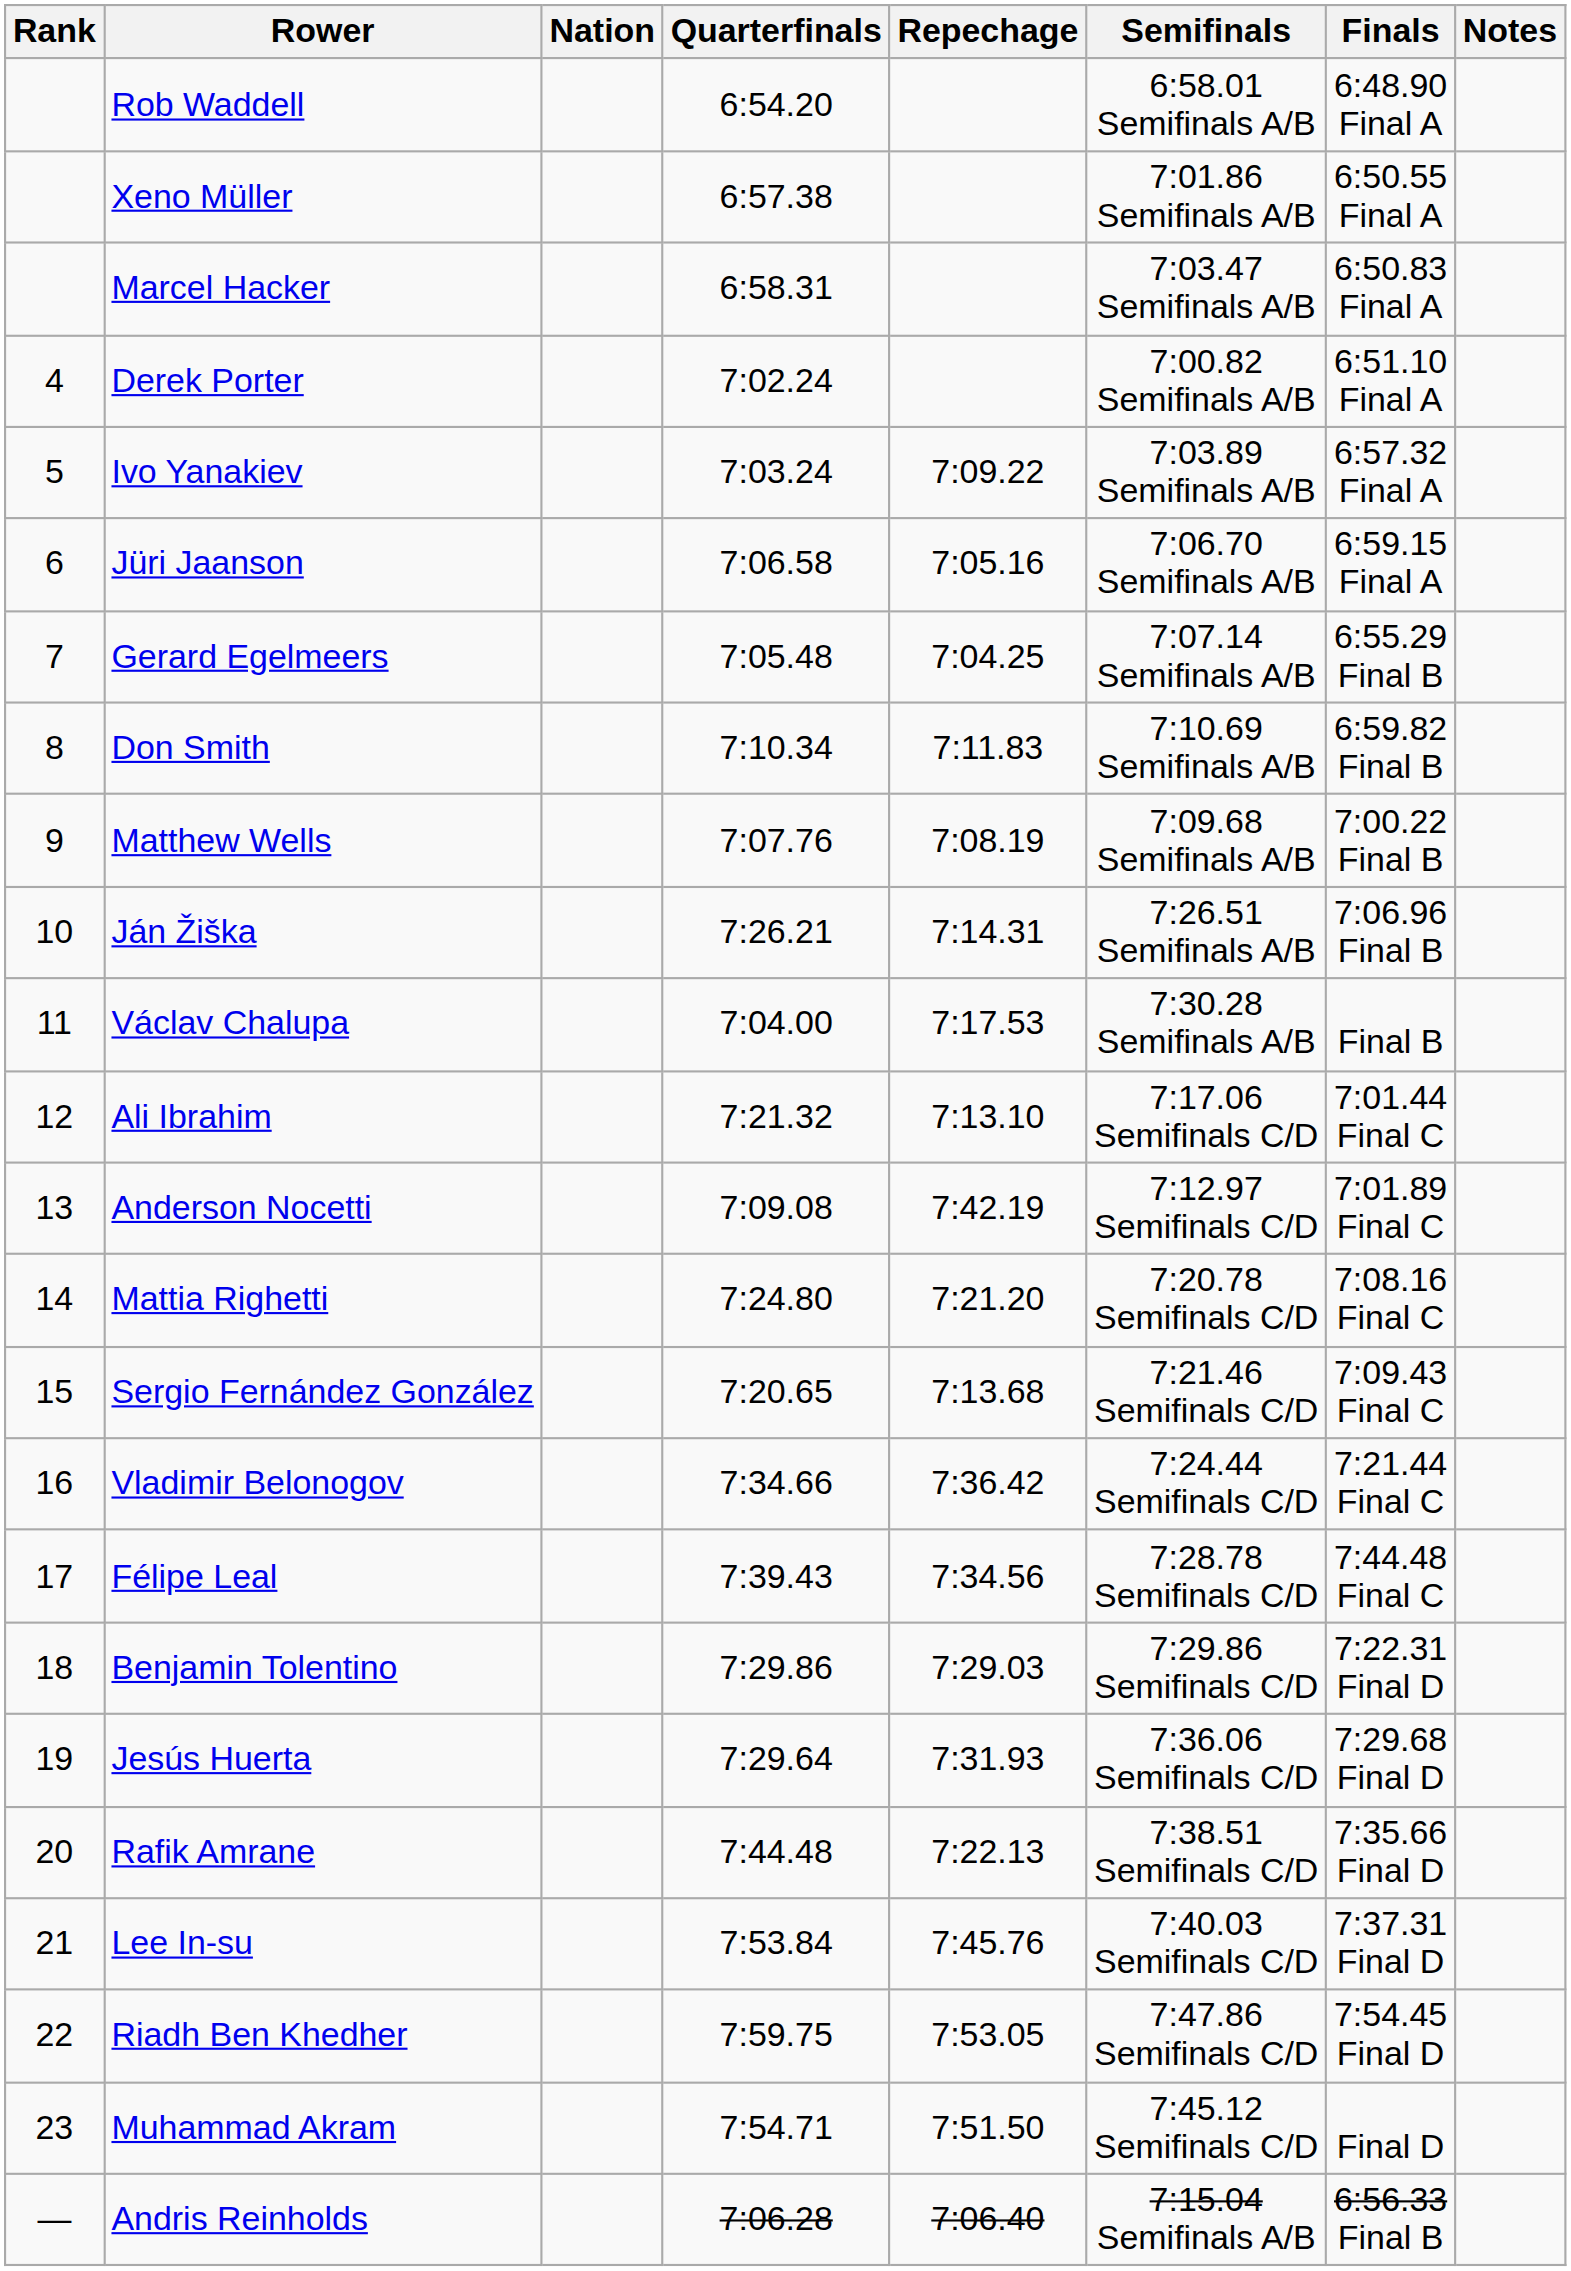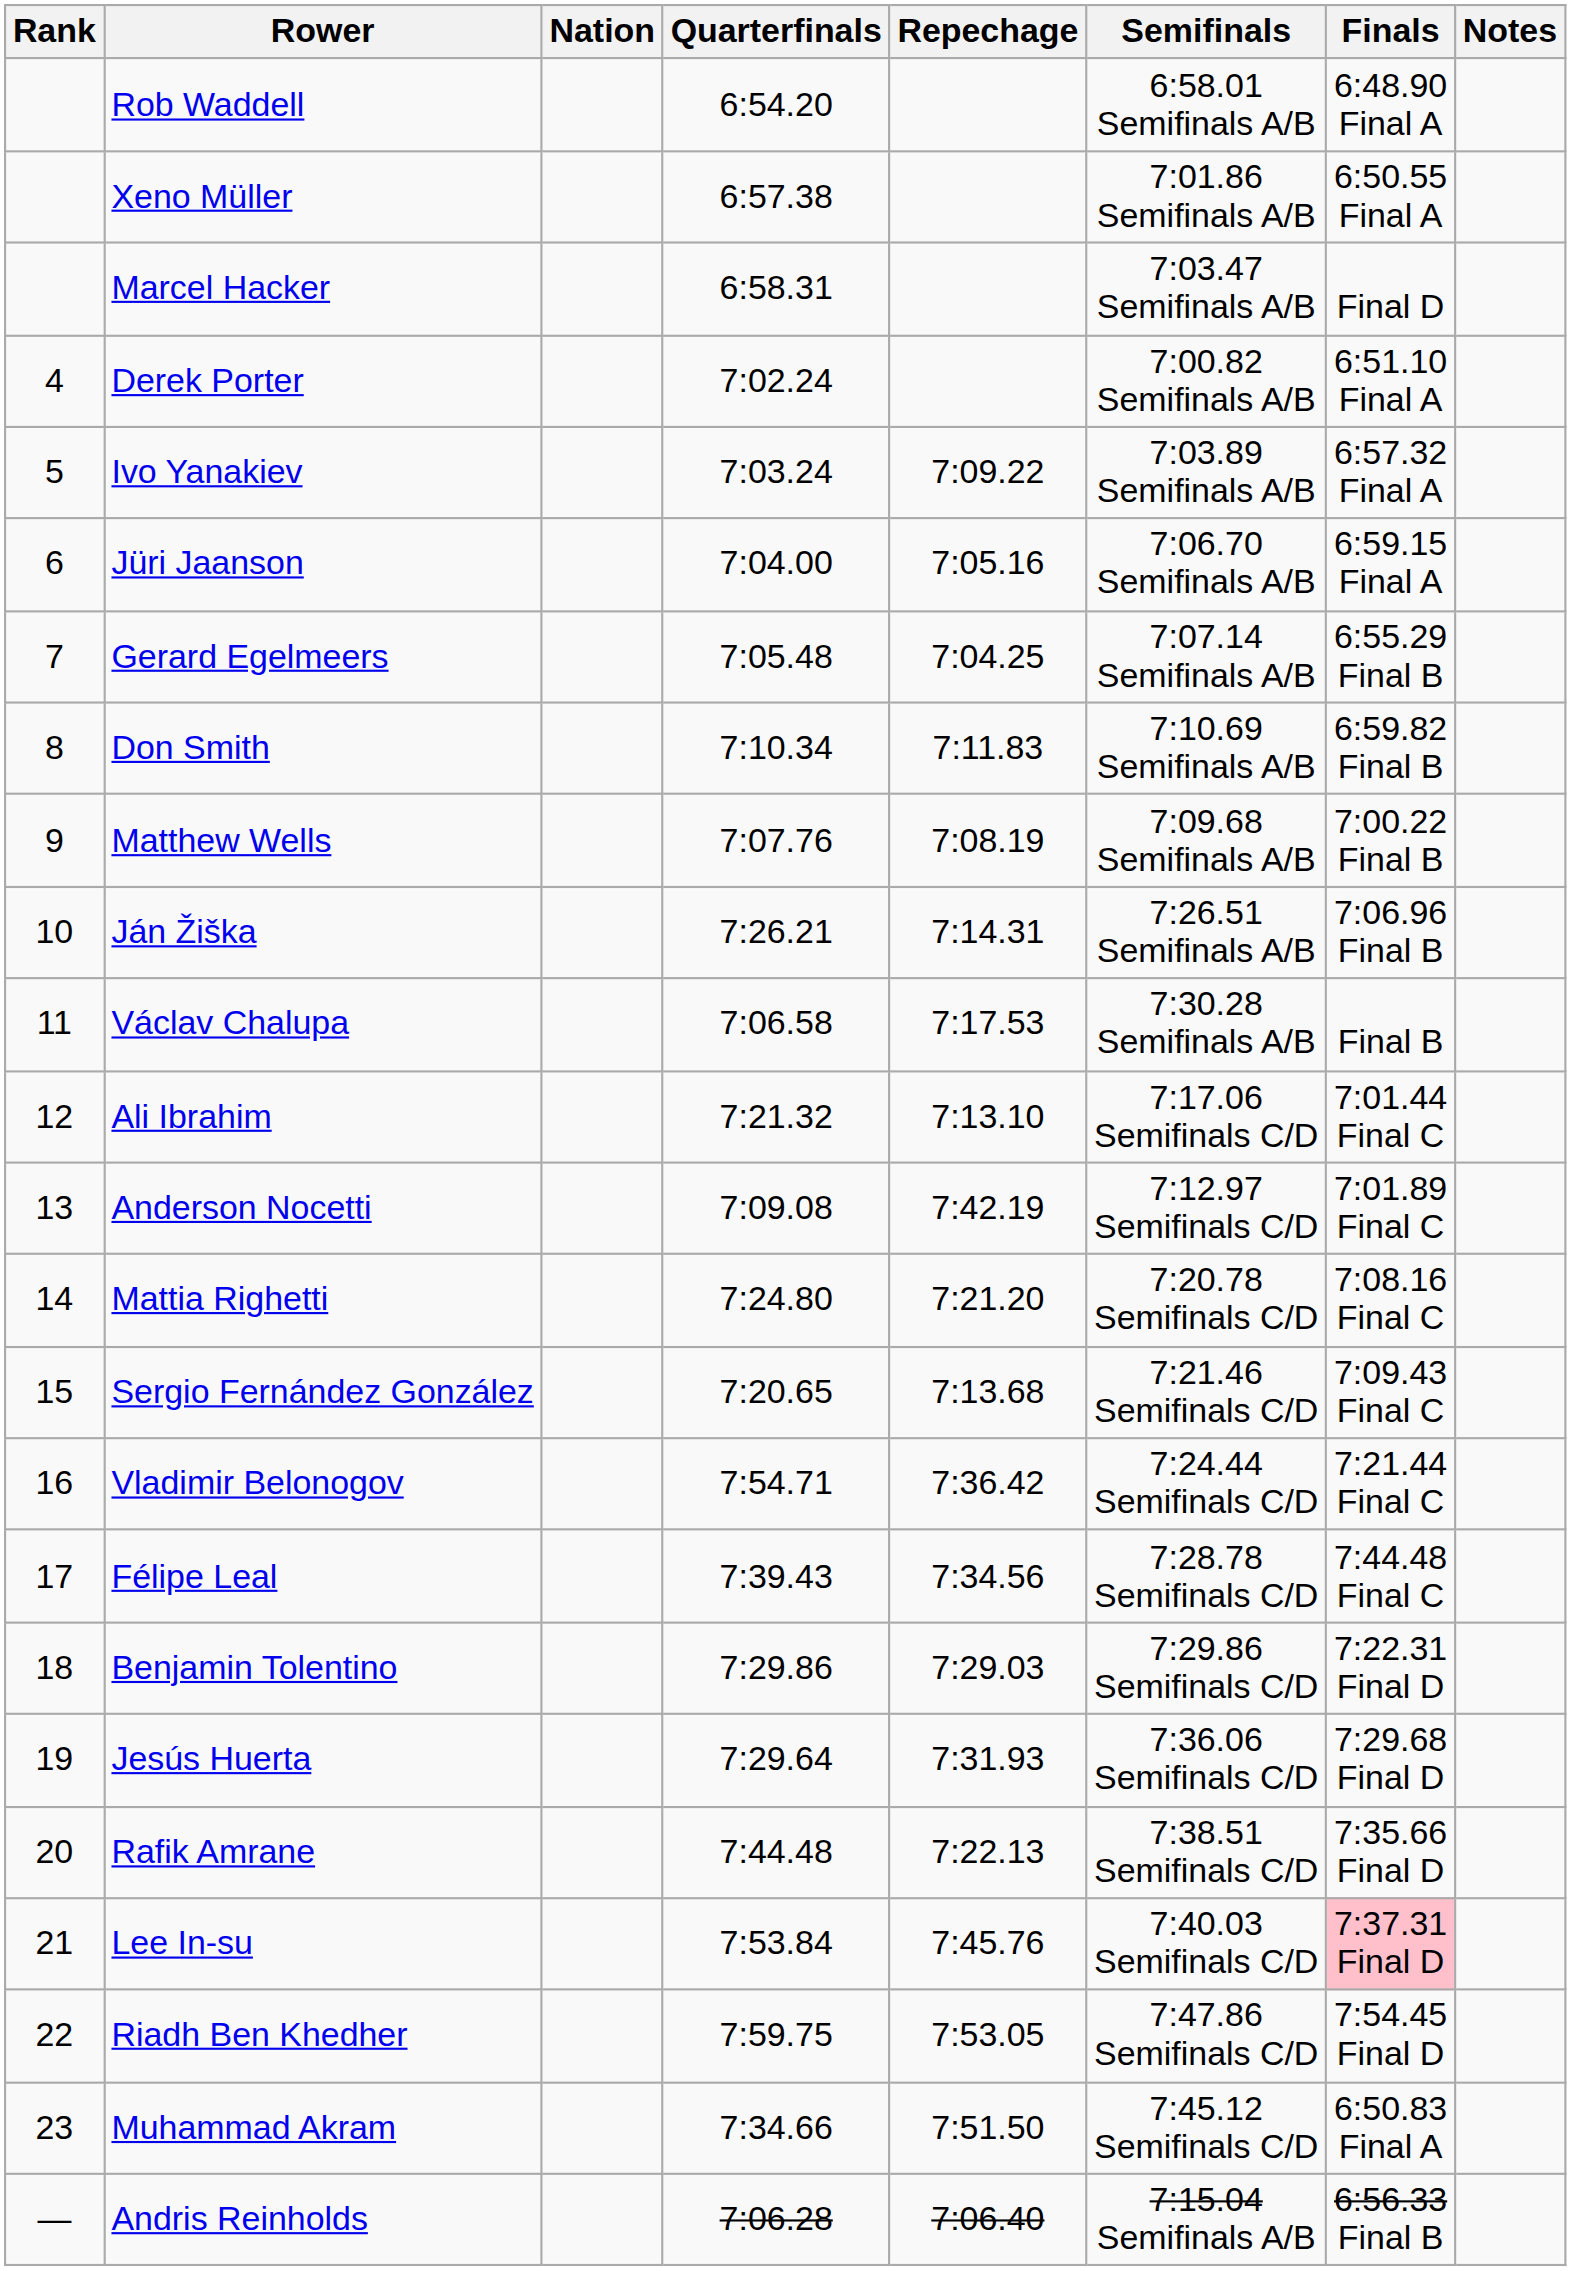(1391, 288) 6:50.83 Final A -> (1391, 307) Final D
(776, 564) 7:06.58 -> (776, 564) 7:04.00
(776, 1023) 7:04.00 -> (776, 1023) 7:06.58
(776, 1483) 7:34.66 -> (776, 1483) 7:54.71
(1391, 1943) no background -> (1391, 1943) pink background
(776, 2127) 7:54.71 -> (776, 2127) 7:34.66
(1391, 2146) Final D -> (1391, 2127) 6:50.83 Final A
